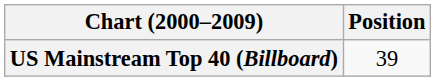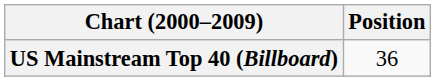(387, 57) 39 -> (387, 57) 36
